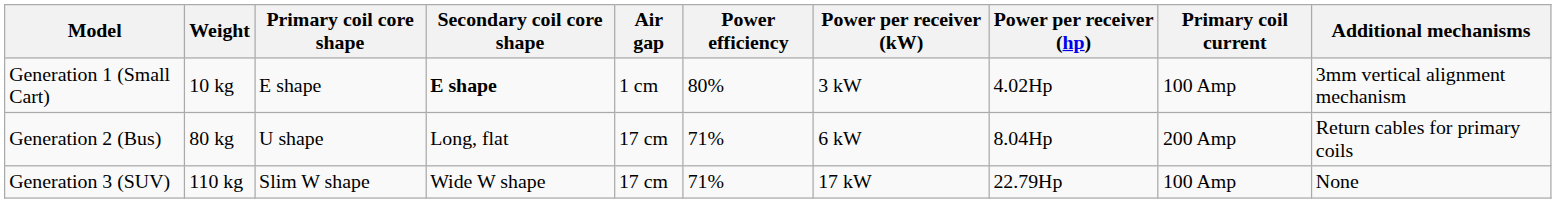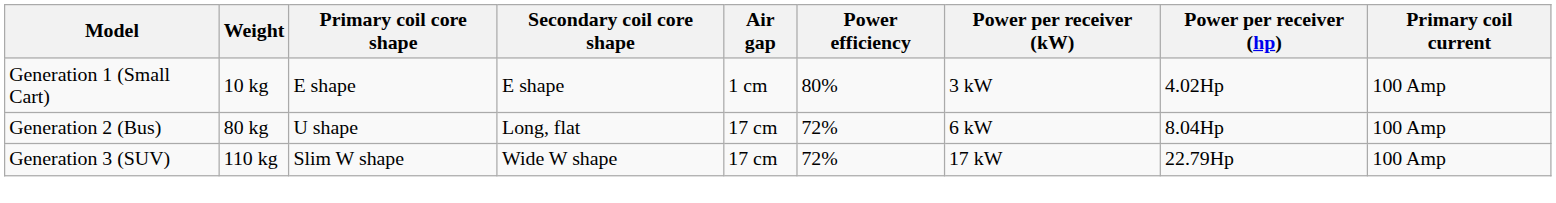- column: (1431, 31)
(464, 85) bold -> (533, 85) normal
(706, 138) 71% -> (820, 127) 72%
(1200, 138) 200 Amp -> (1409, 127) 100 Amp
(706, 181) 71% -> (820, 159) 72%
